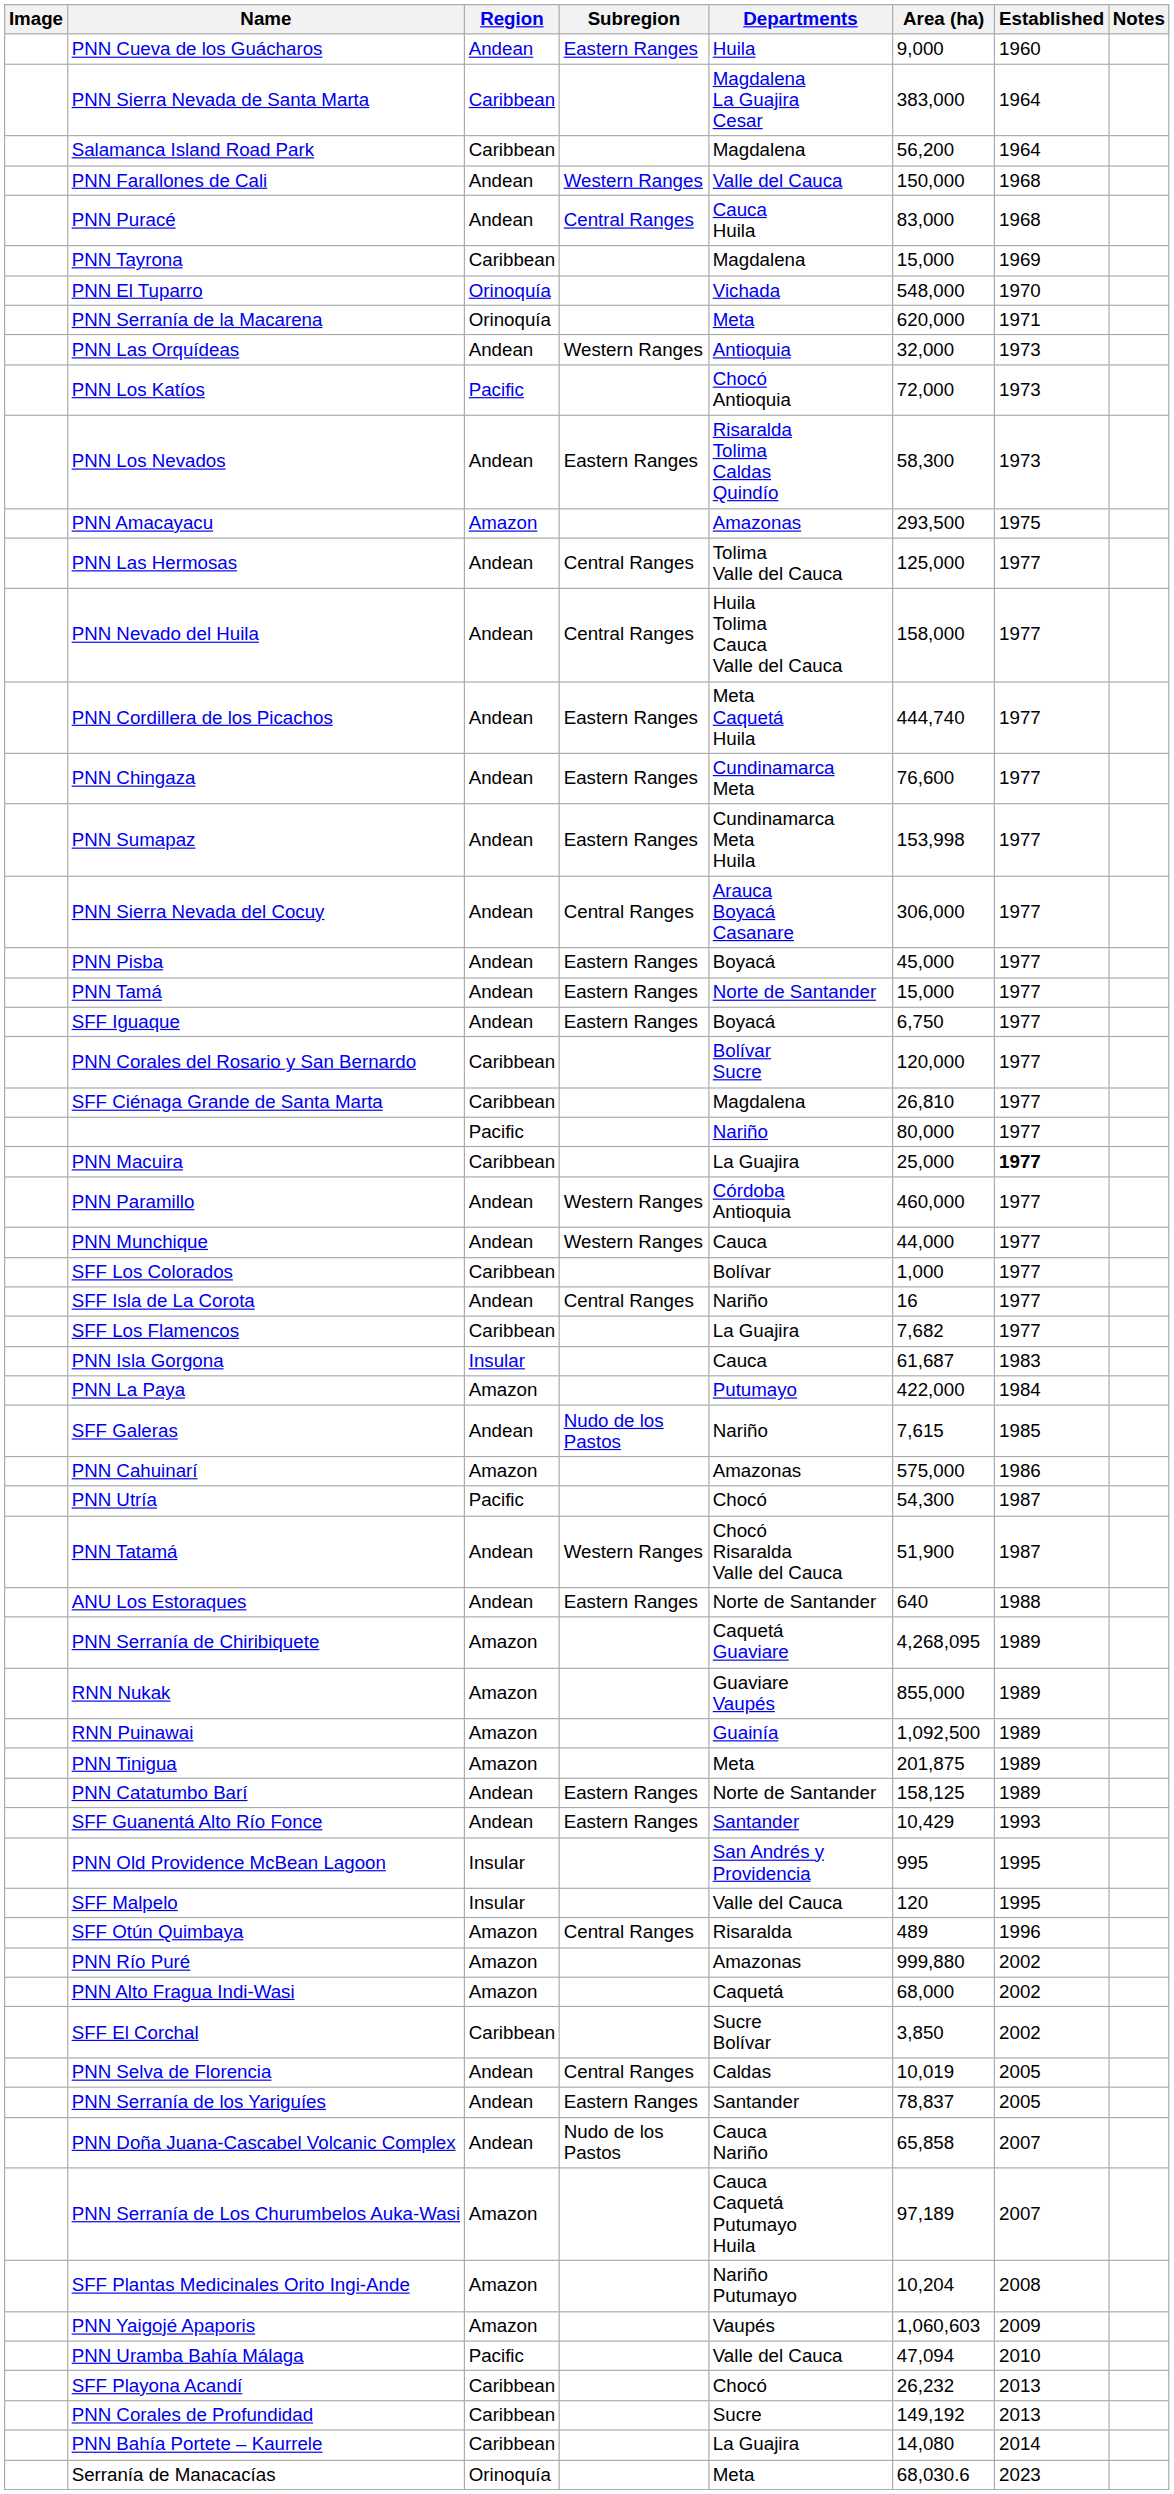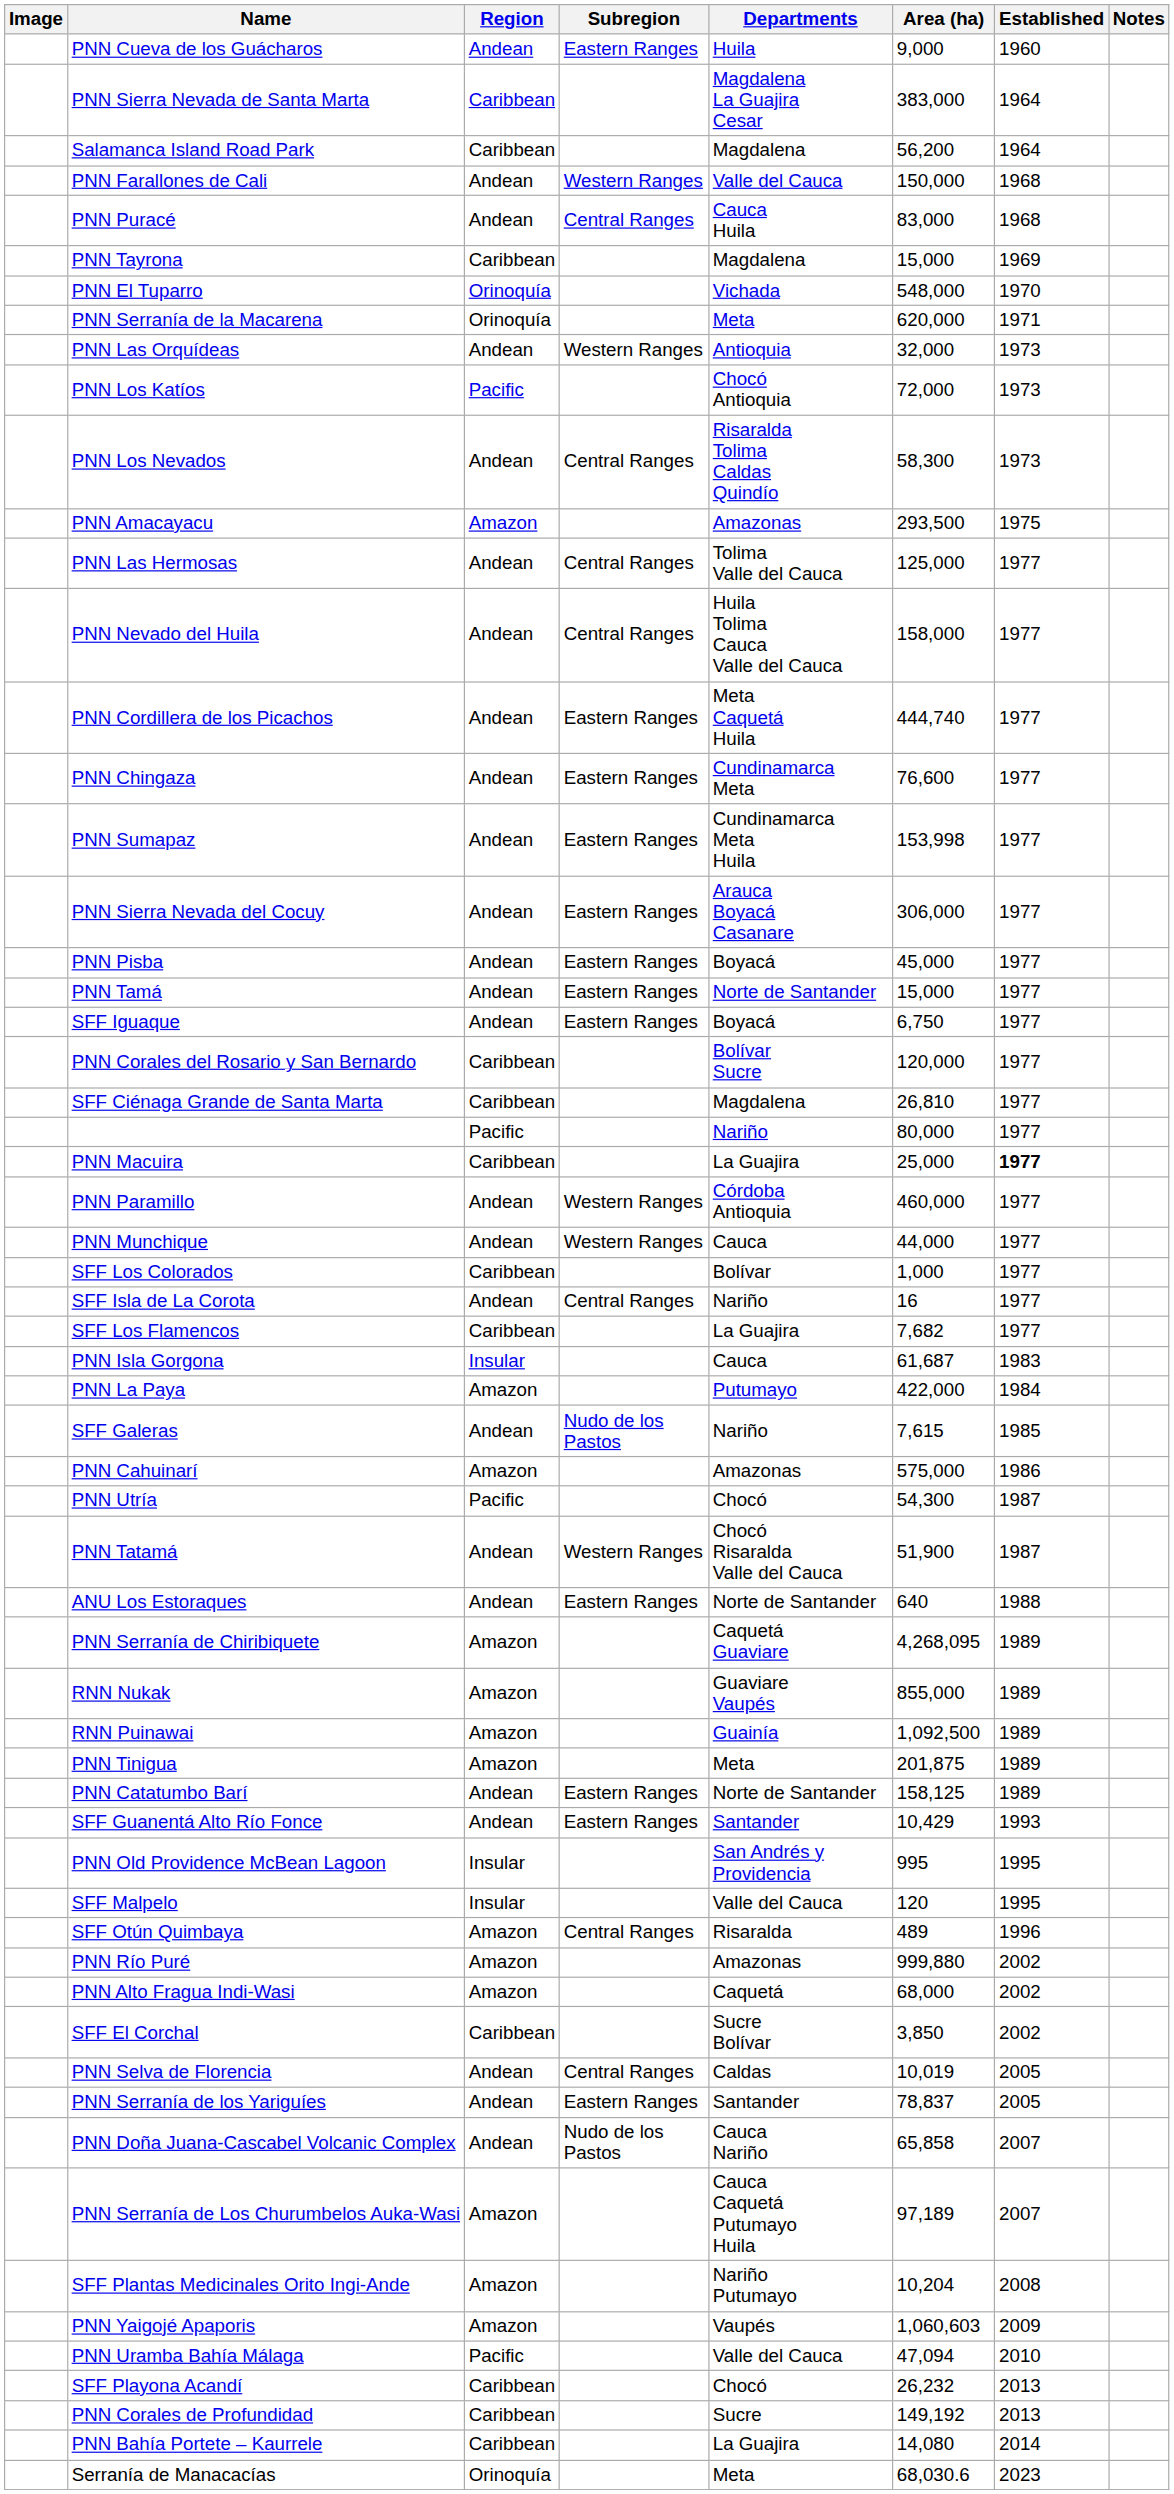(631, 461) Eastern Ranges -> (629, 461) Central Ranges
(629, 911) Central Ranges -> (631, 911) Eastern Ranges
